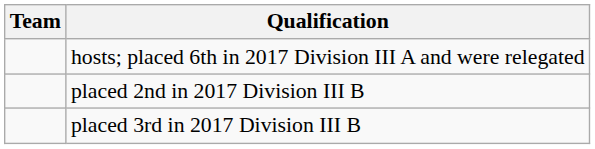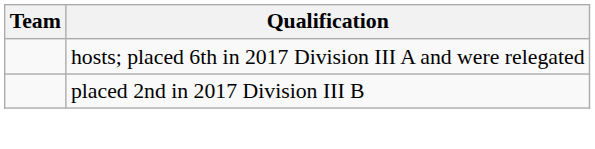- row: (216, 125)
